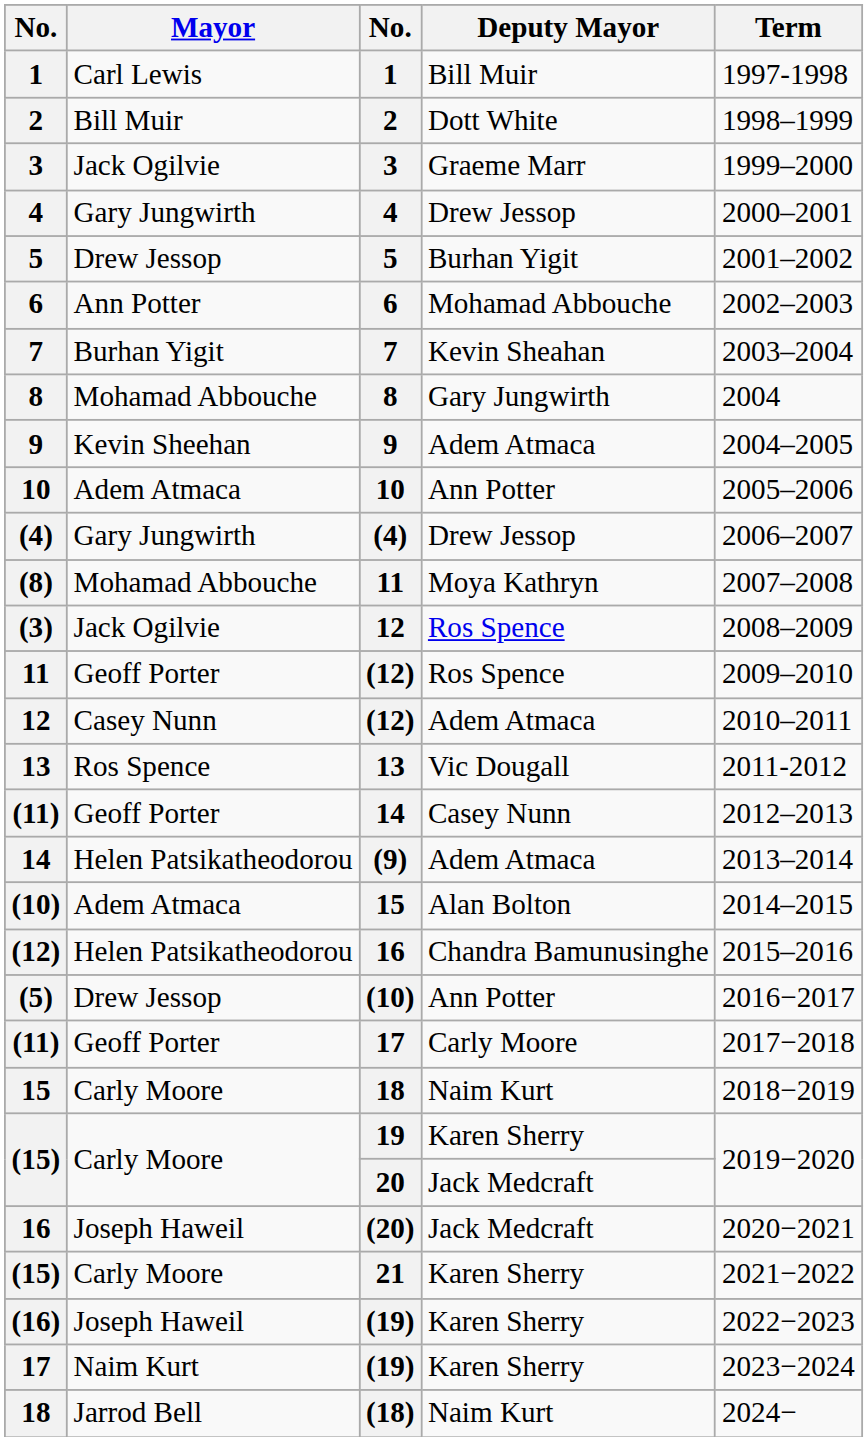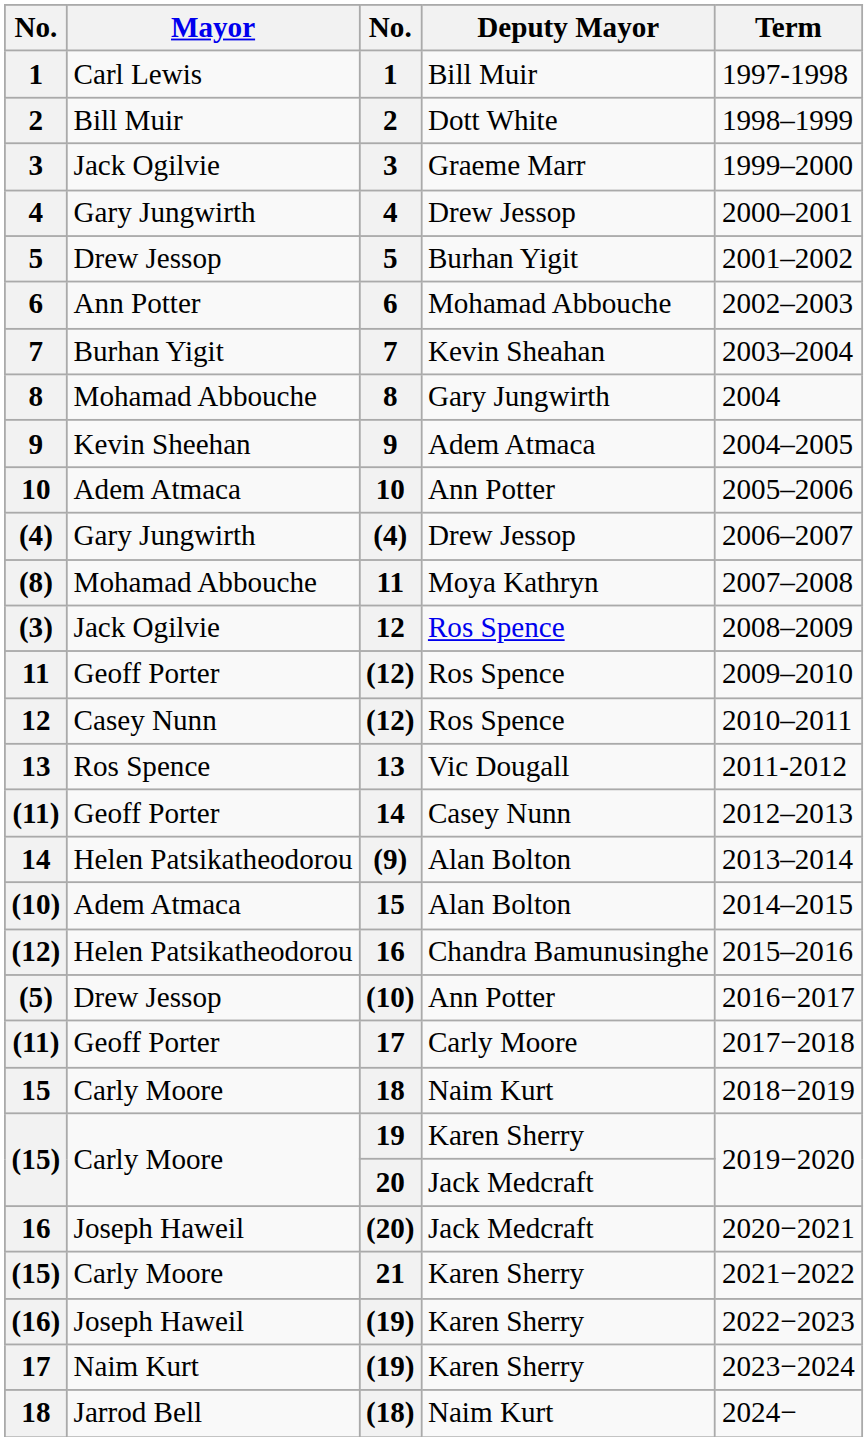(512, 720) Adem Atmaca -> (496, 720) Ros Spence
(512, 858) Adem Atmaca -> (500, 858) Alan Bolton
